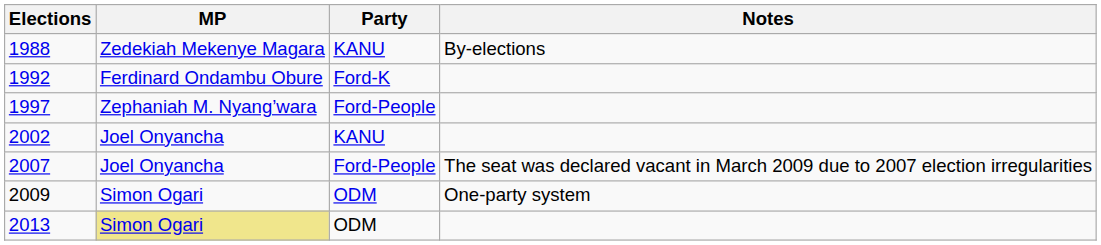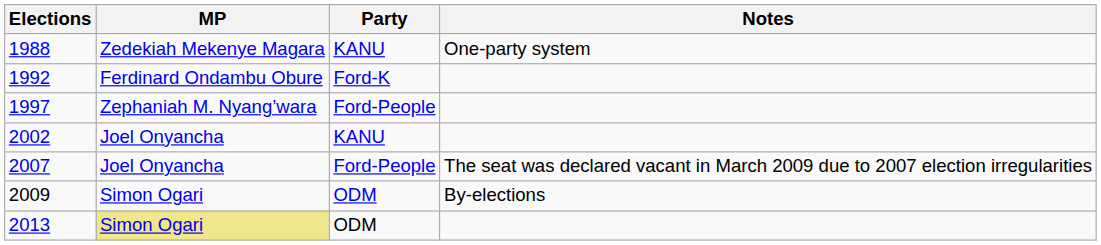(495, 48) By-elections -> (517, 48) One-party system
(517, 195) One-party system -> (495, 195) By-elections
